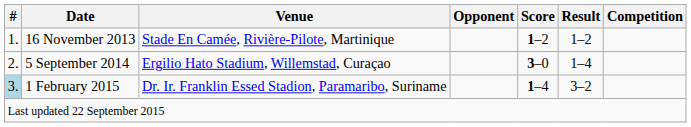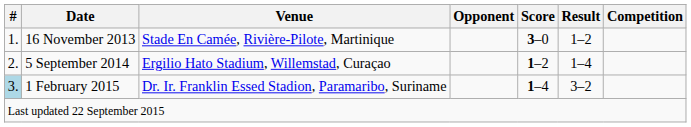(538, 40) 1–2 -> (538, 40) 3–0
(538, 63) 3–0 -> (538, 63) 1–2
